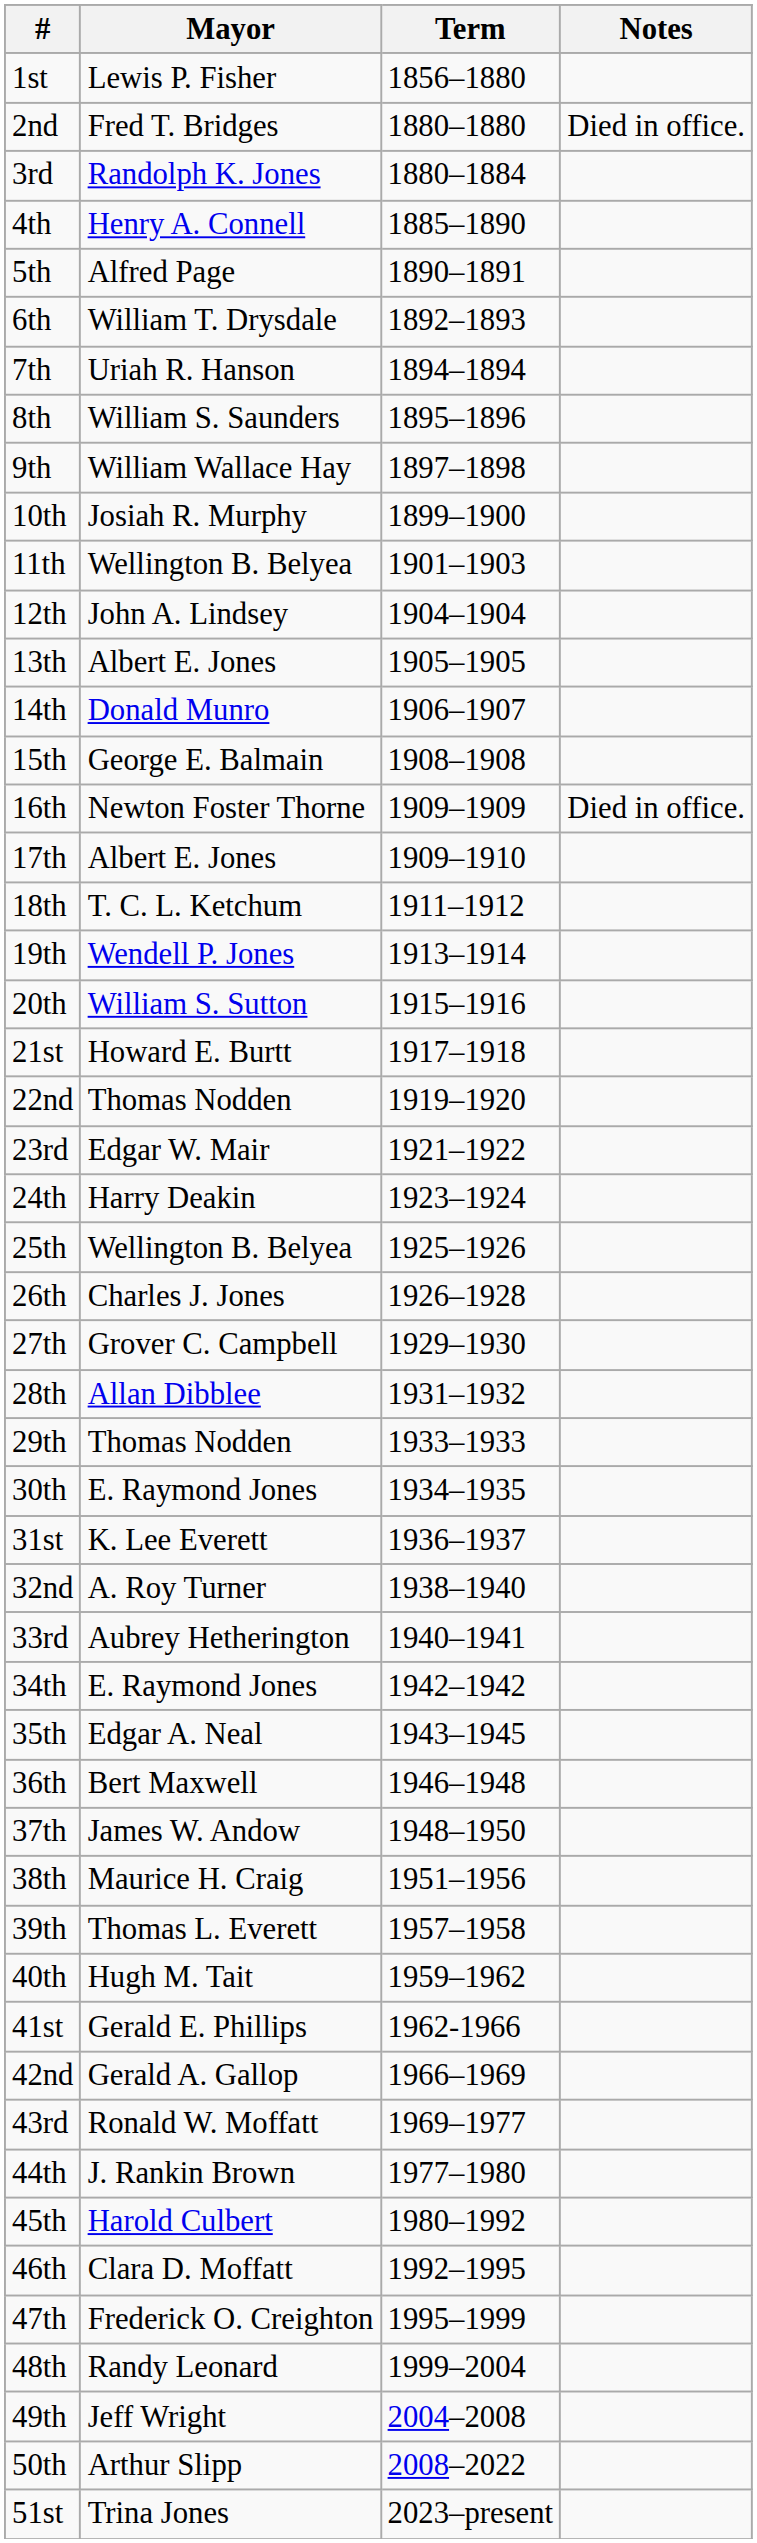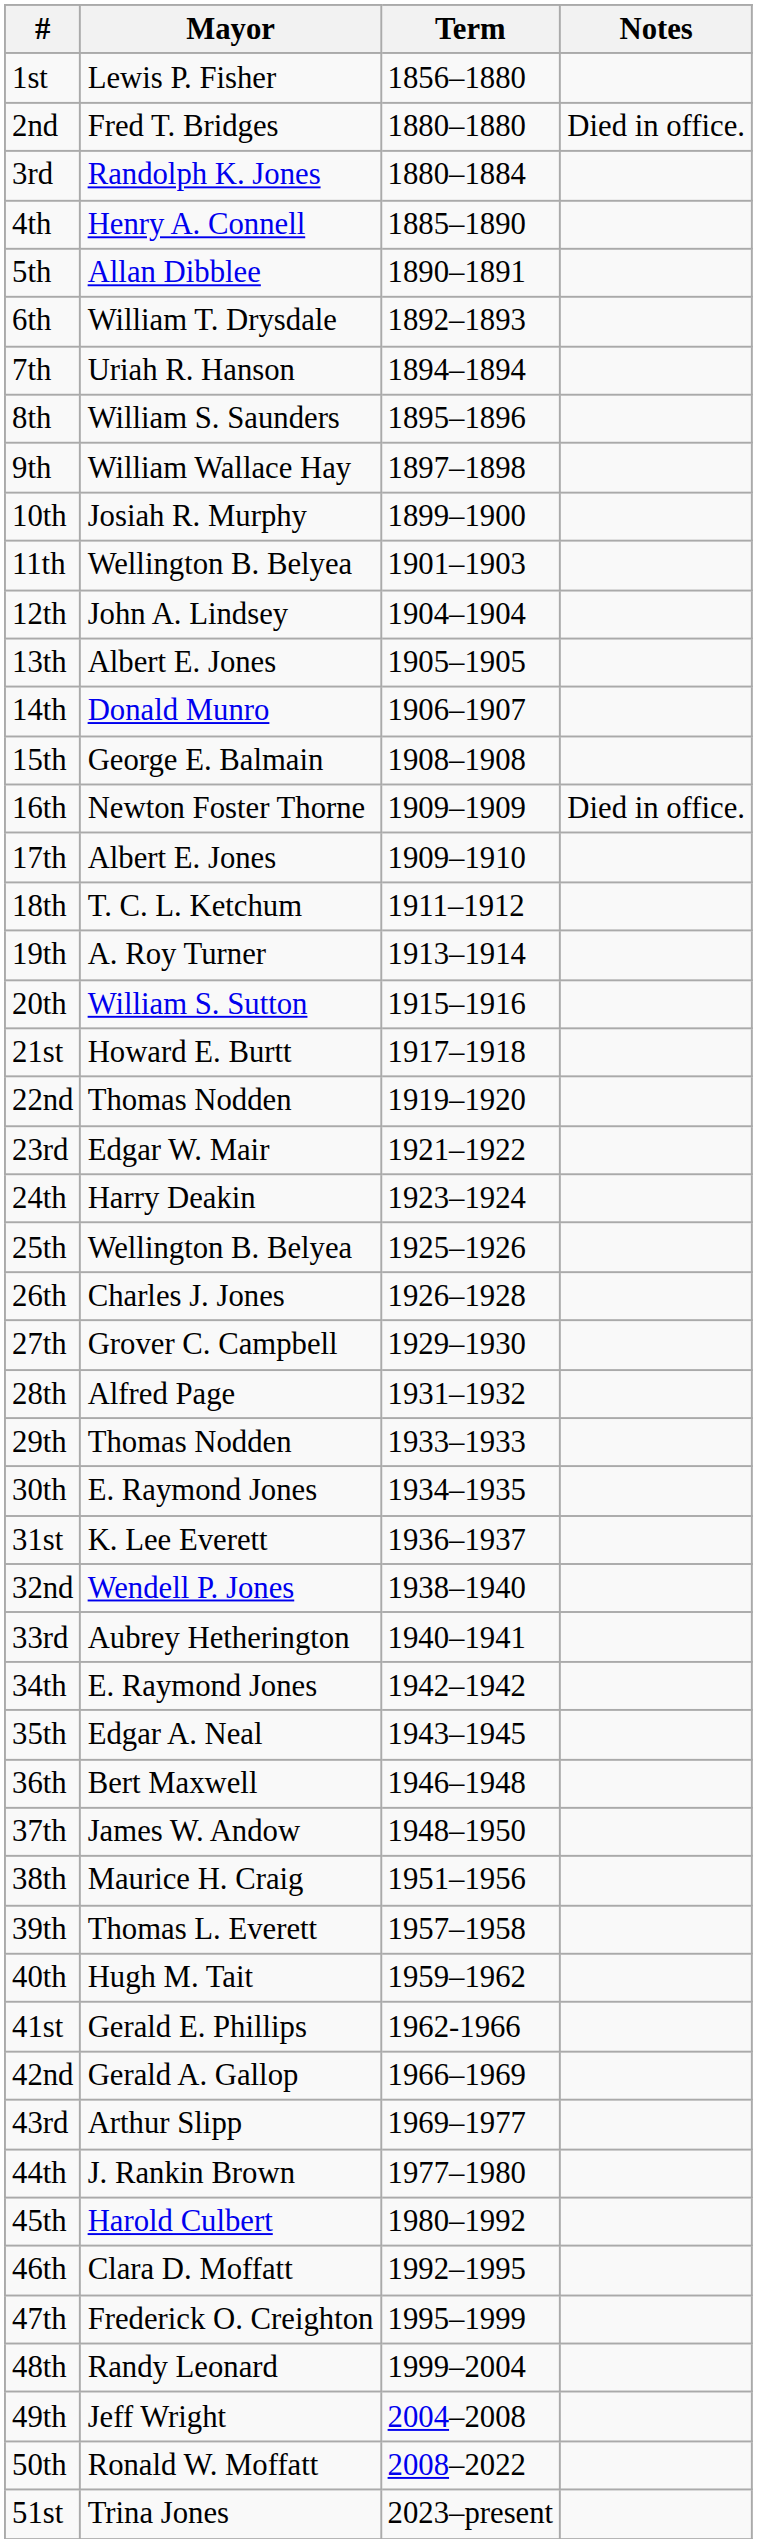(161, 272) Alfred Page -> (174, 272) Allan Dibblee
(191, 954) Wendell P. Jones -> (177, 954) A. Roy Turner
(174, 1393) Allan Dibblee -> (161, 1393) Alfred Page
(177, 1587) A. Roy Turner -> (191, 1587) Wendell P. Jones
(203, 2123) Ronald W. Moffatt -> (165, 2123) Arthur Slipp
(165, 2464) Arthur Slipp -> (203, 2464) Ronald W. Moffatt
